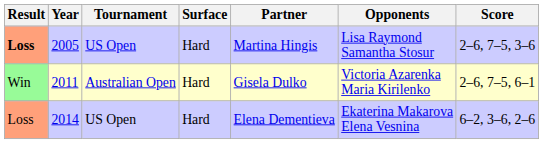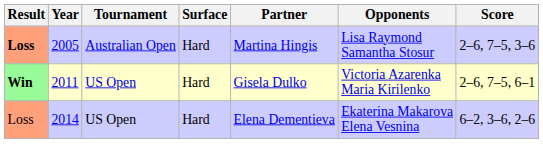(111, 44) US Open -> (131, 44) Australian Open
(19, 82) normal -> (20, 82) bold
(131, 82) Australian Open -> (111, 82) US Open
